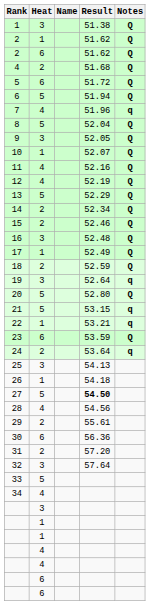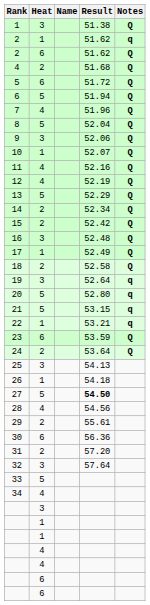(130, 40) Q -> (130, 40) q
(130, 111) q -> (130, 111) Q
(97, 139) 52.05 -> (97, 139) 52.06
(97, 224) 52.46 -> (97, 224) 52.42
(97, 267) 52.59 -> (97, 267) 52.58
(130, 295) Q -> (130, 295) q
(130, 352) q -> (130, 352) Q
